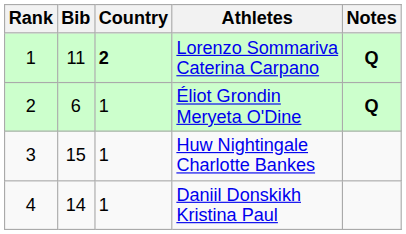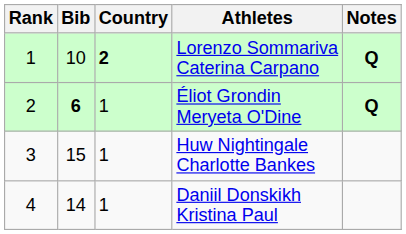(76, 57) 11 -> (76, 57) 10
(76, 106) normal -> (76, 106) bold
